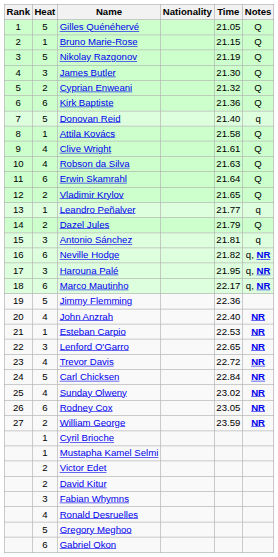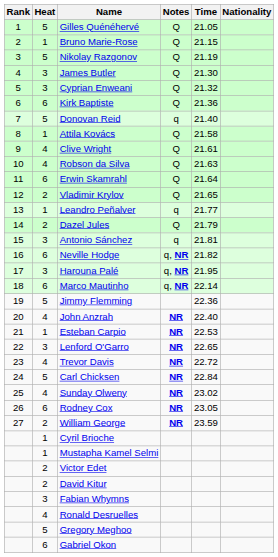columns swapped: (187, 12) <-> (258, 12)
(45, 88) 2 -> (45, 88) 3
(228, 286) 22.17 -> (206, 286) 22.14
